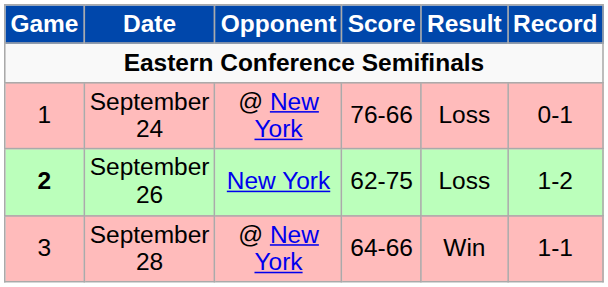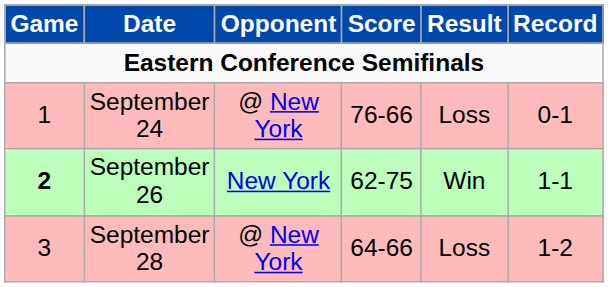(464, 181) Loss -> (464, 181) Win
(555, 181) 1-2 -> (555, 181) 1-1
(464, 248) Win -> (464, 248) Loss
(555, 248) 1-1 -> (555, 248) 1-2
